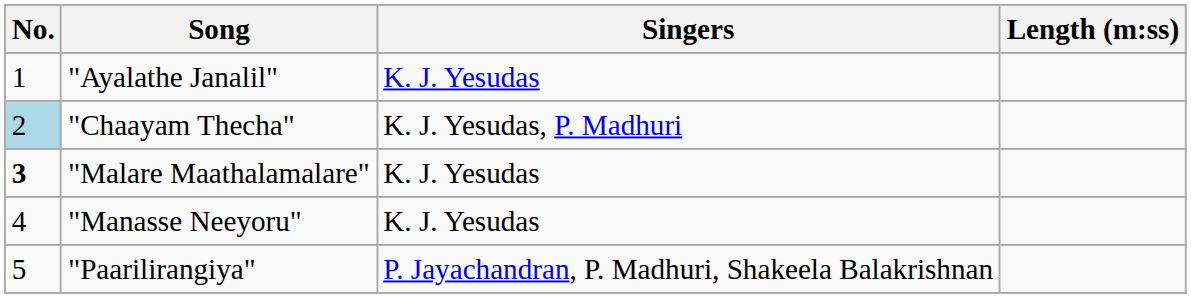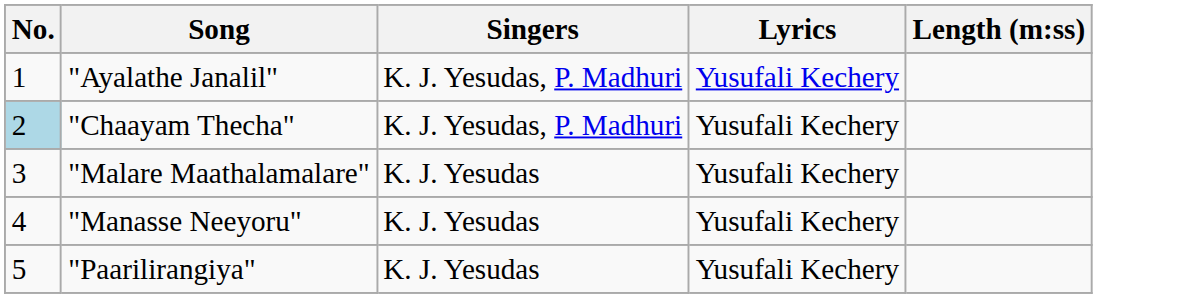+ column: (797, 28)
(461, 76) K. J. Yesudas -> (533, 76) K. J. Yesudas, P. Madhuri
(19, 173) bold -> (19, 173) normal
(688, 269) P. Jayachandran, P. Madhuri, Shakeela Balakrishnan -> (461, 269) K. J. Yesudas
